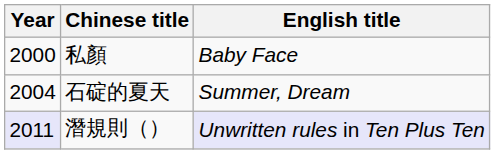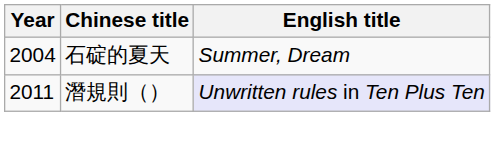- row: (86, 55)
(32, 129) lavender background -> (32, 92) no background
